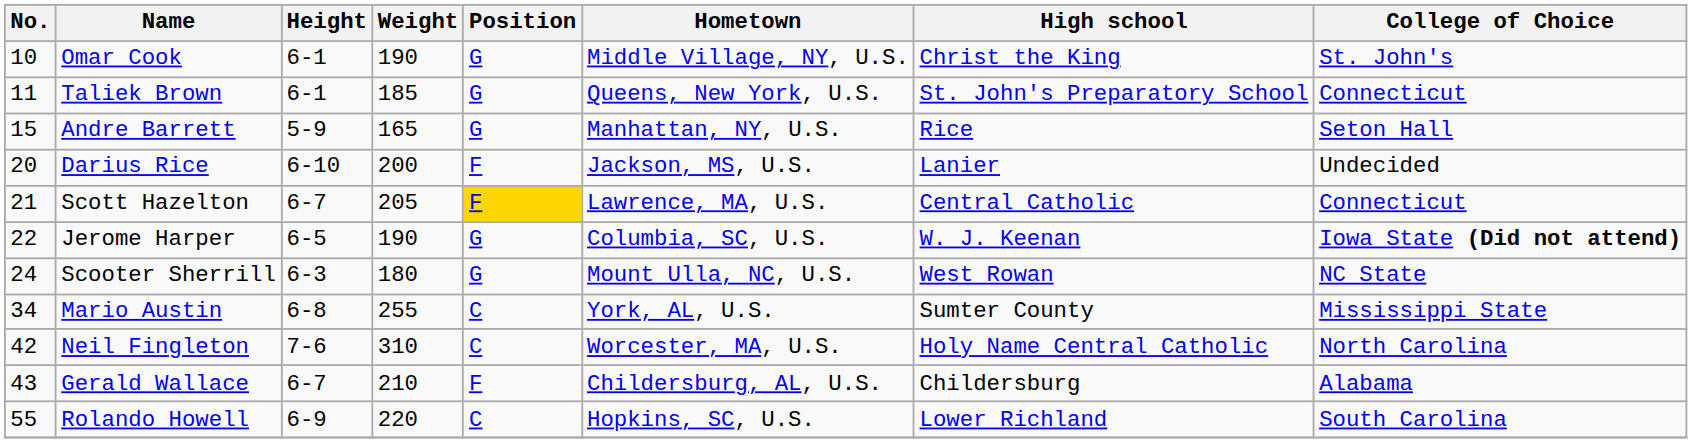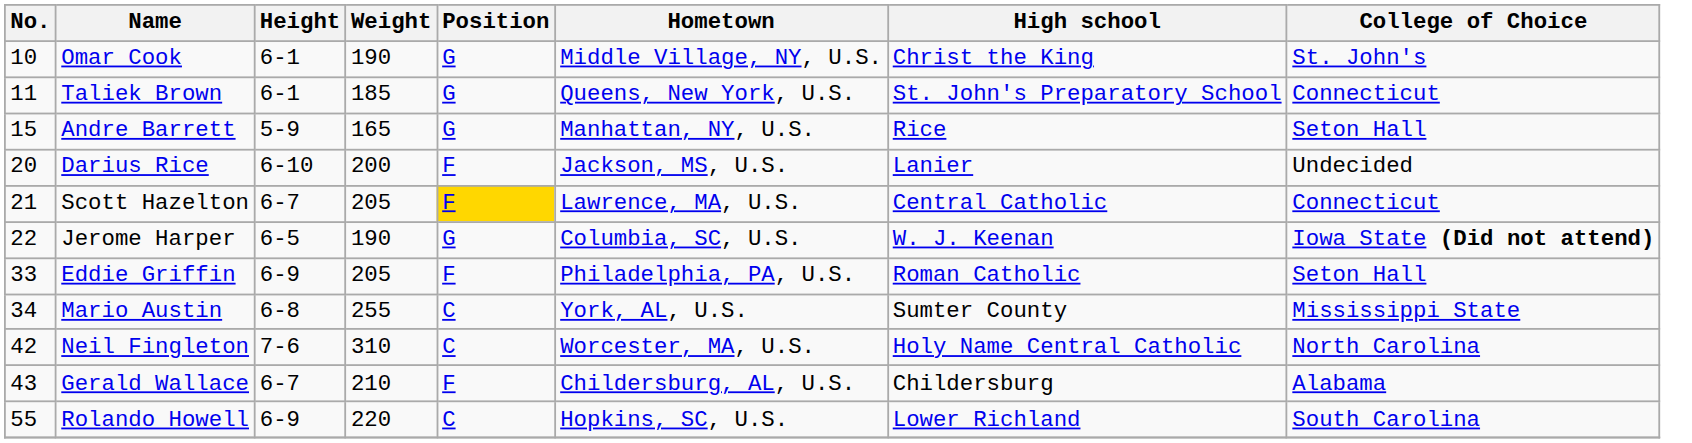- row: (169, 276)
+ row: (148, 276)
